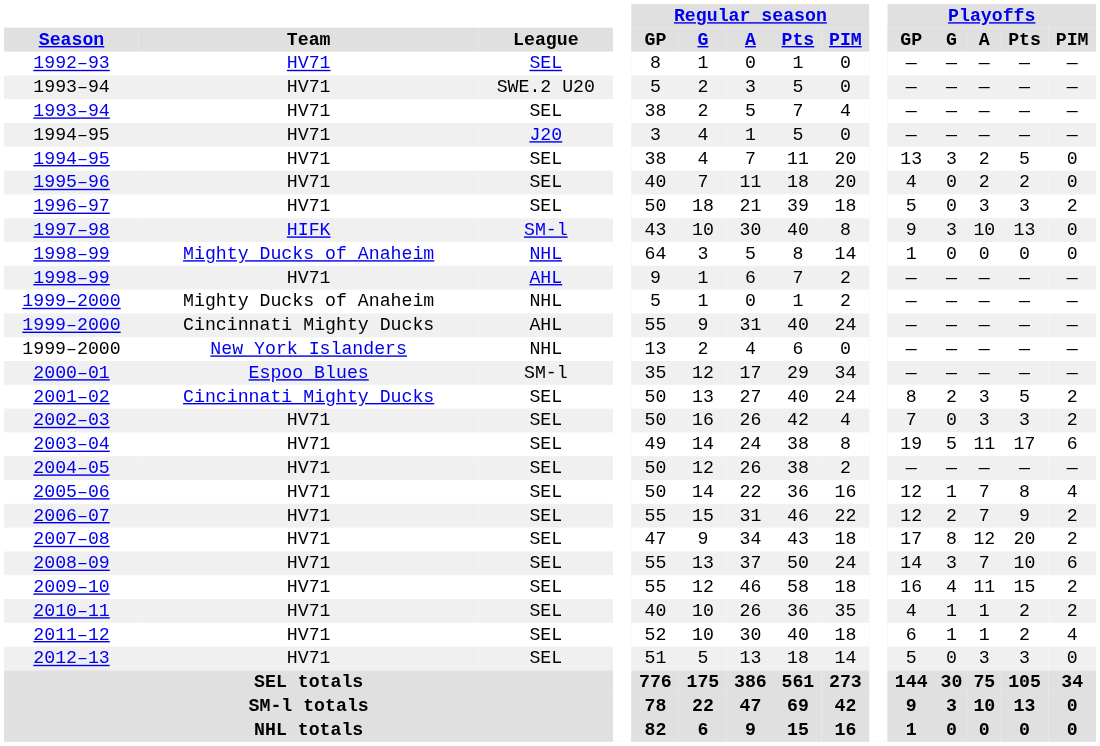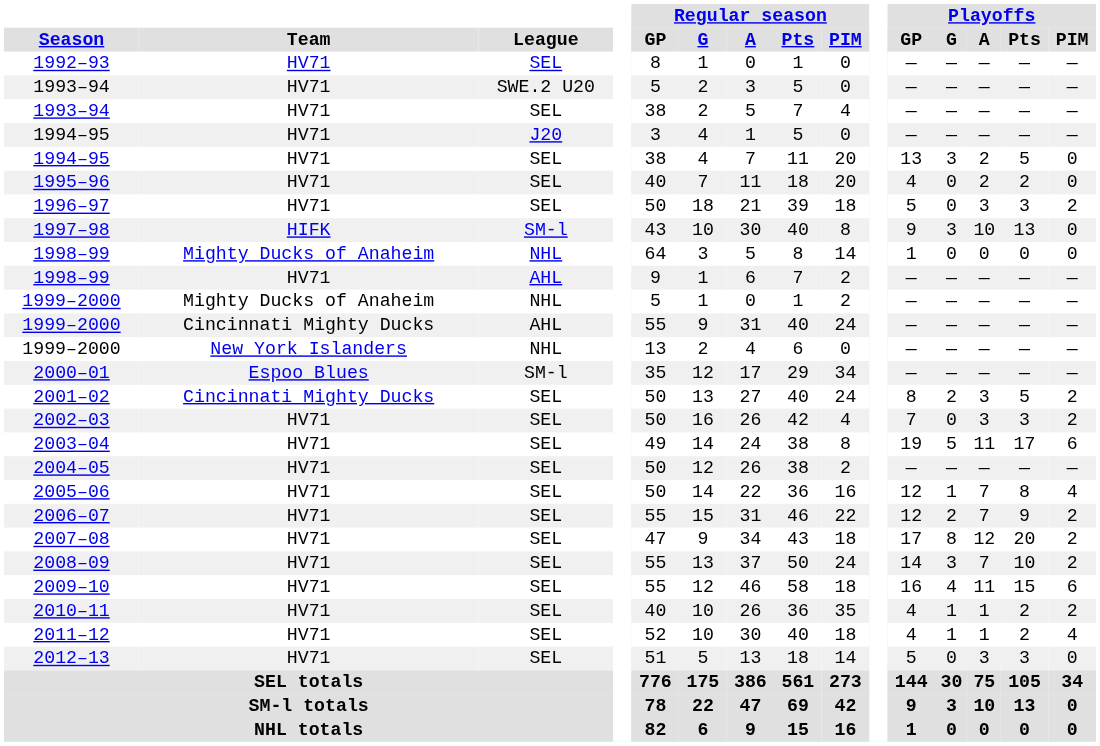(1072, 563) 6 -> (1072, 563) 2
(1072, 587) 2 -> (1072, 587) 6
(911, 635) 6 -> (911, 635) 4
